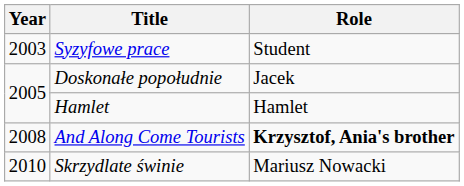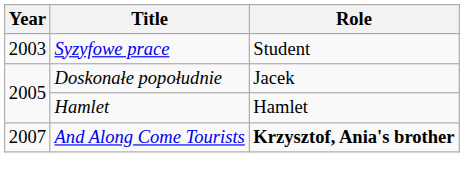(27, 136) 2008 -> (27, 136) 2007
- row: (119, 166)
